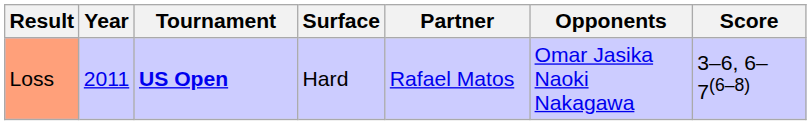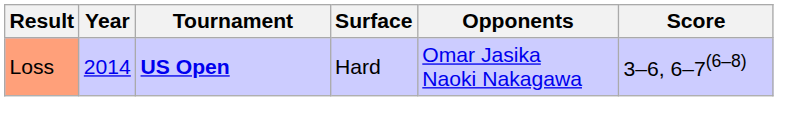- column: (457, 21)
(107, 78) 2011 -> (107, 66) 2014
